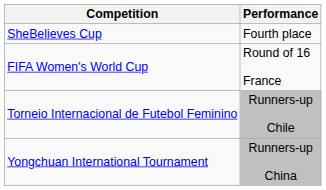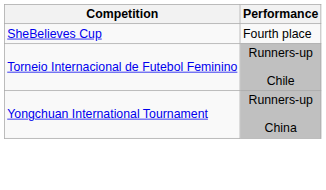- row: (78, 67)
